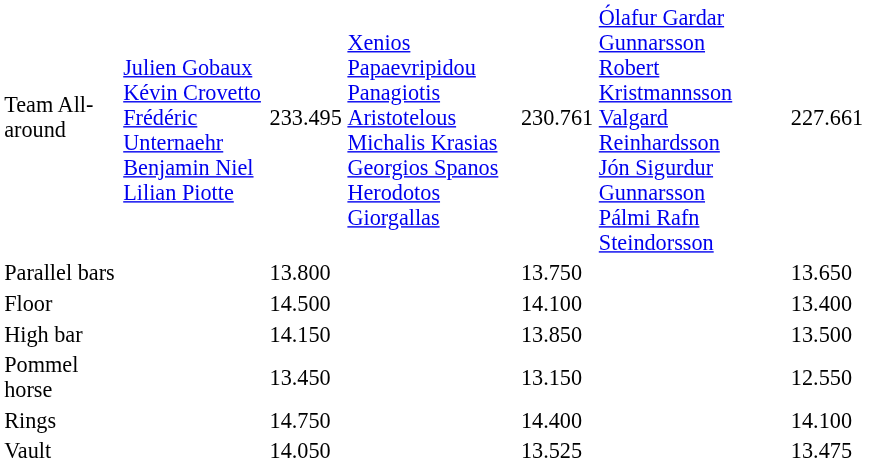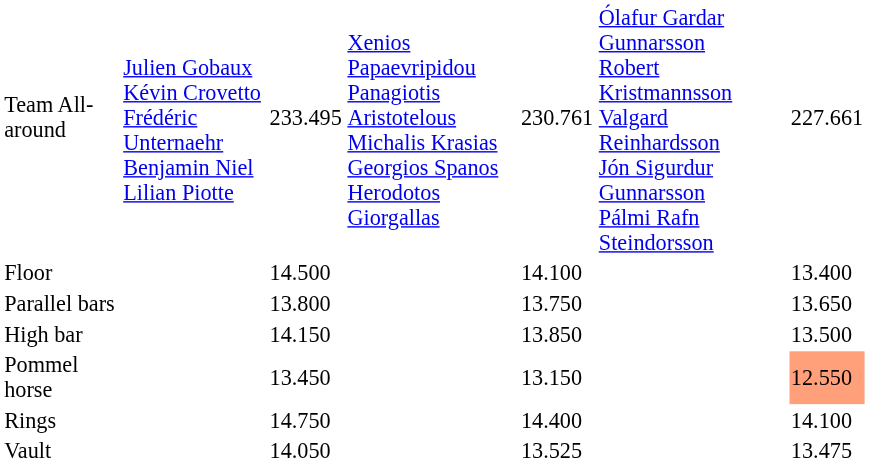rows swapped: (59, 273) <-> (28, 303)
(821, 377) no background -> (821, 377) lightsalmon background
